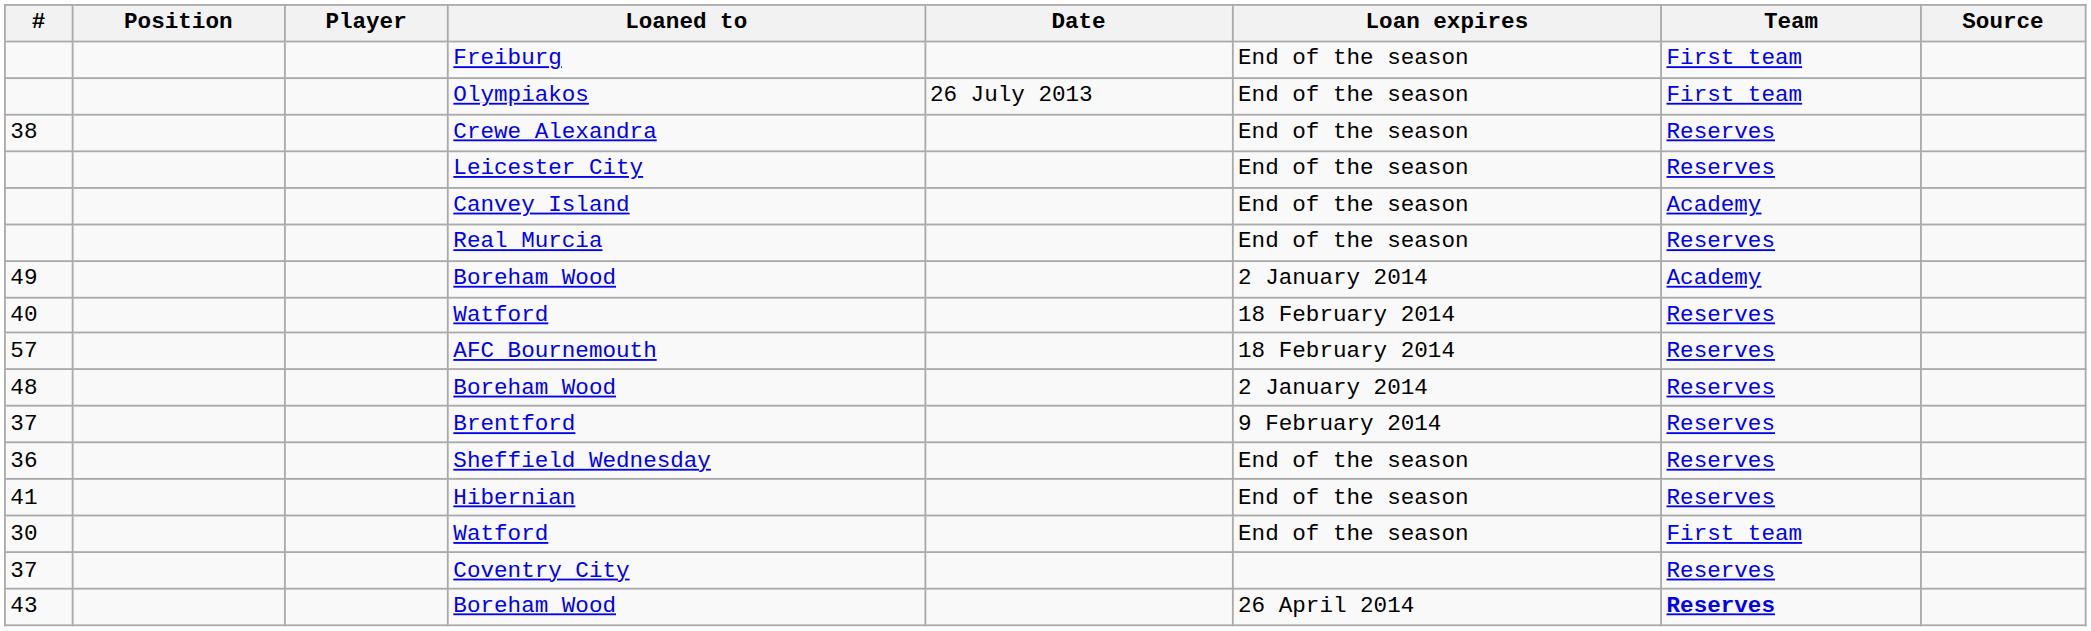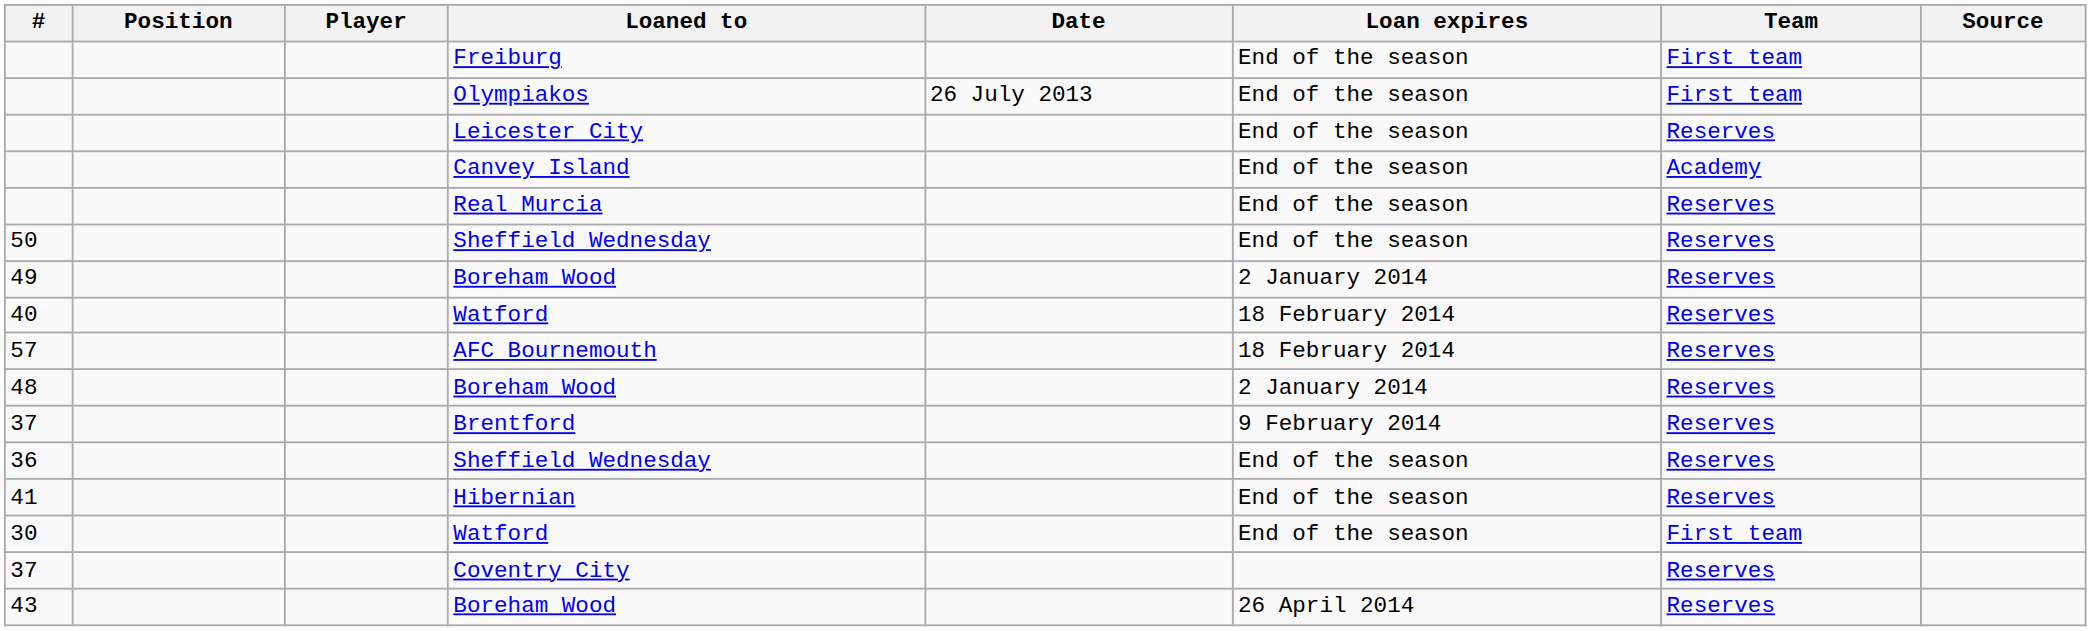- row: (24, 133)
+ row: (24, 242)
(1714, 279) Academy -> (1721, 279) Reserves
(1721, 607) bold -> (1721, 607) normal
